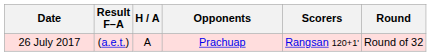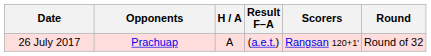columns swapped: (222, 19) <-> (113, 19)
